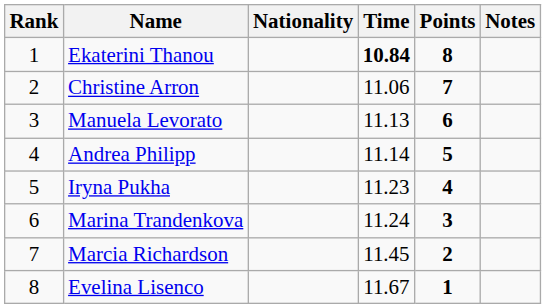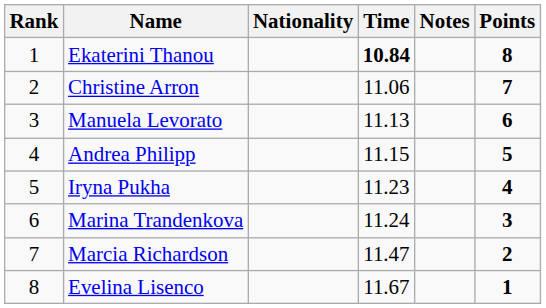columns swapped: (510, 21) <-> (448, 21)
(386, 154) 11.14 -> (386, 154) 11.15
(386, 253) 11.45 -> (386, 253) 11.47
